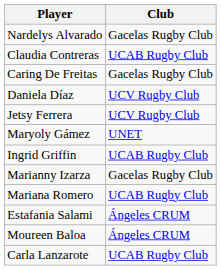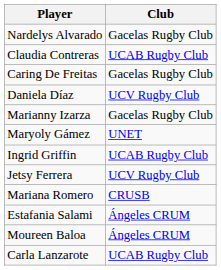rows swapped: (40, 114) <-> (49, 174)
(158, 194) UCAB Rugby Club -> (129, 194) CRUSB
